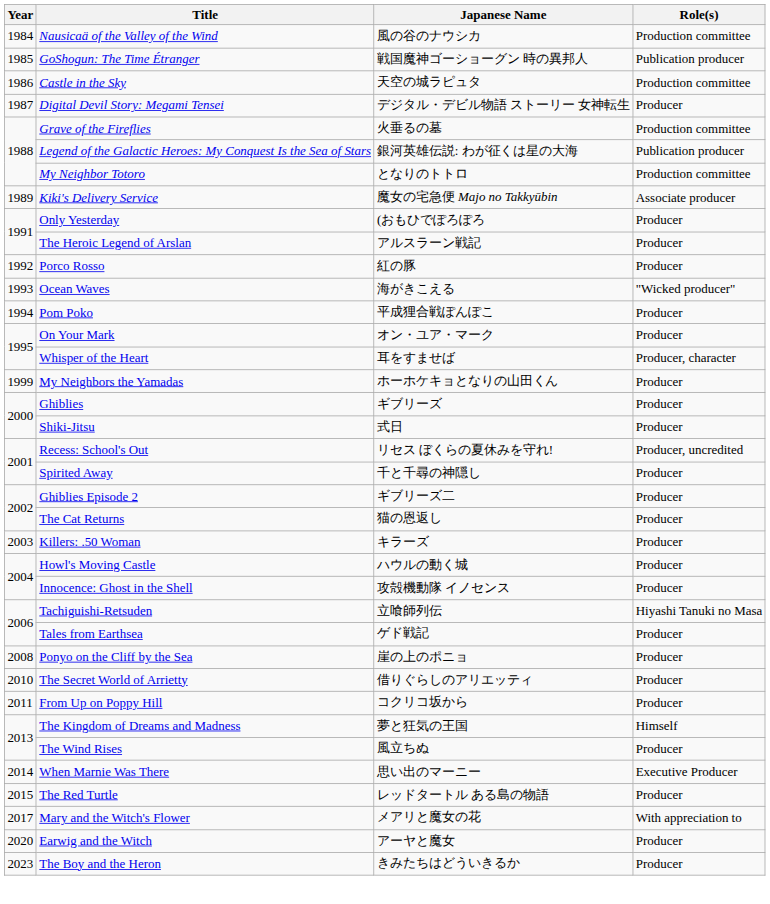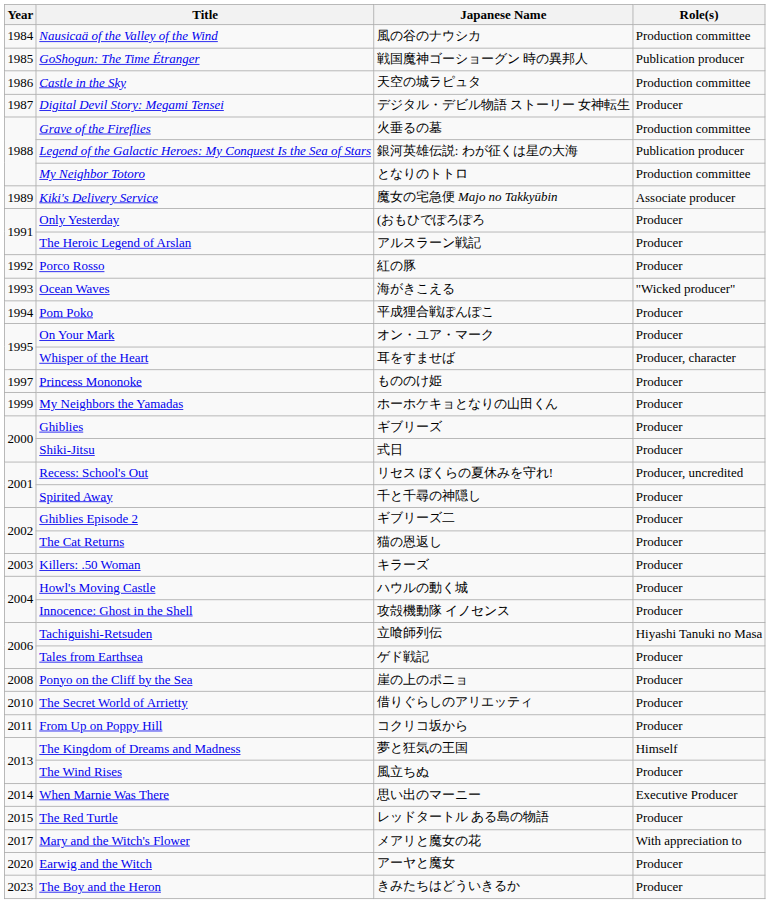+ row: (91, 381)
